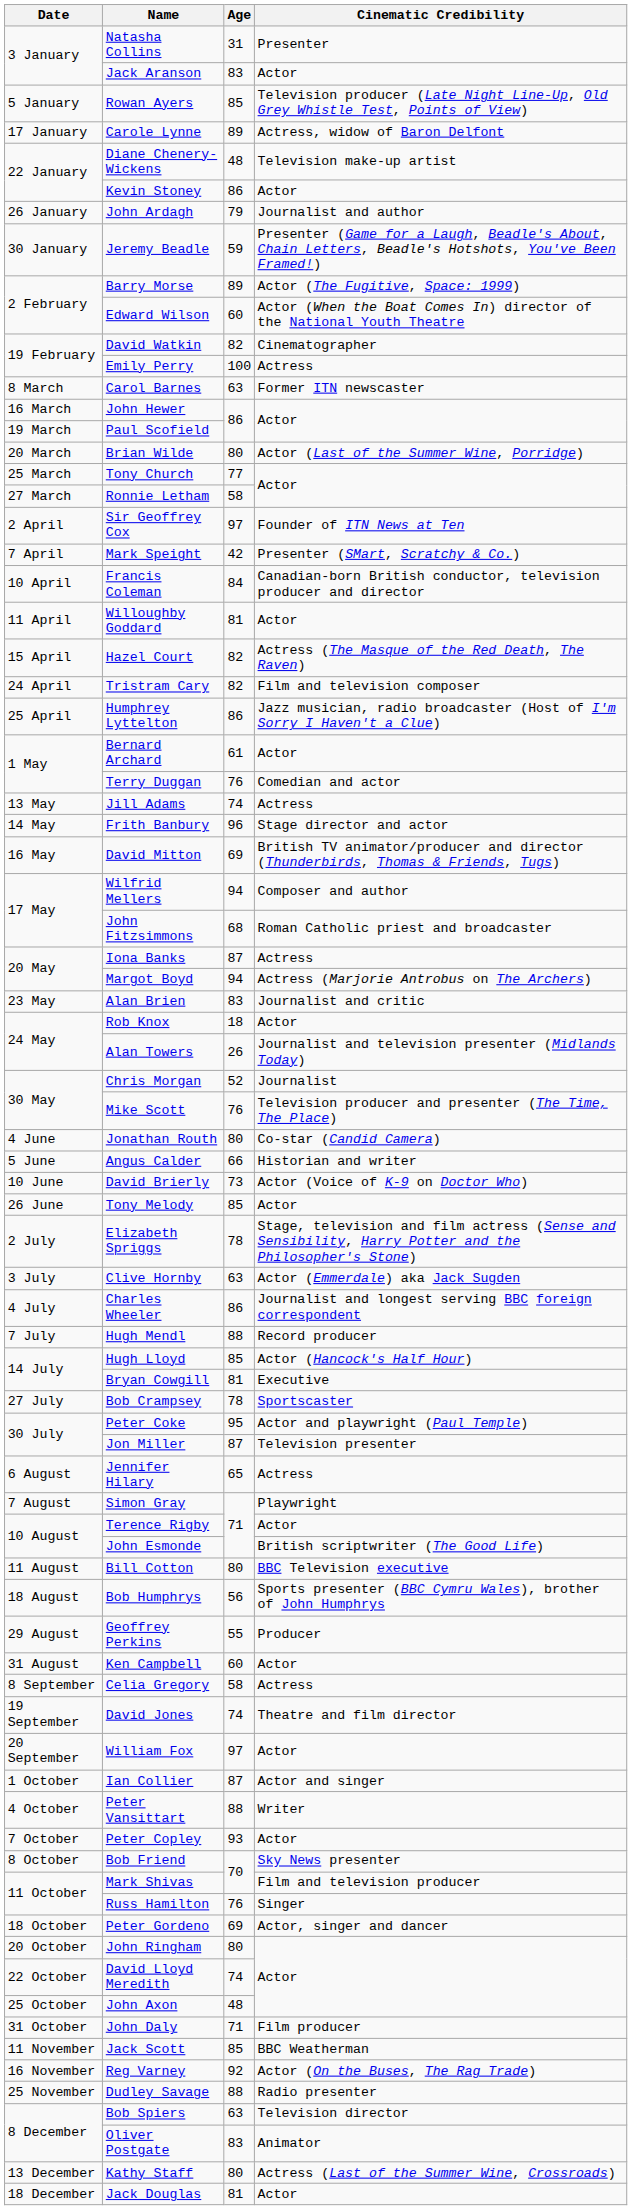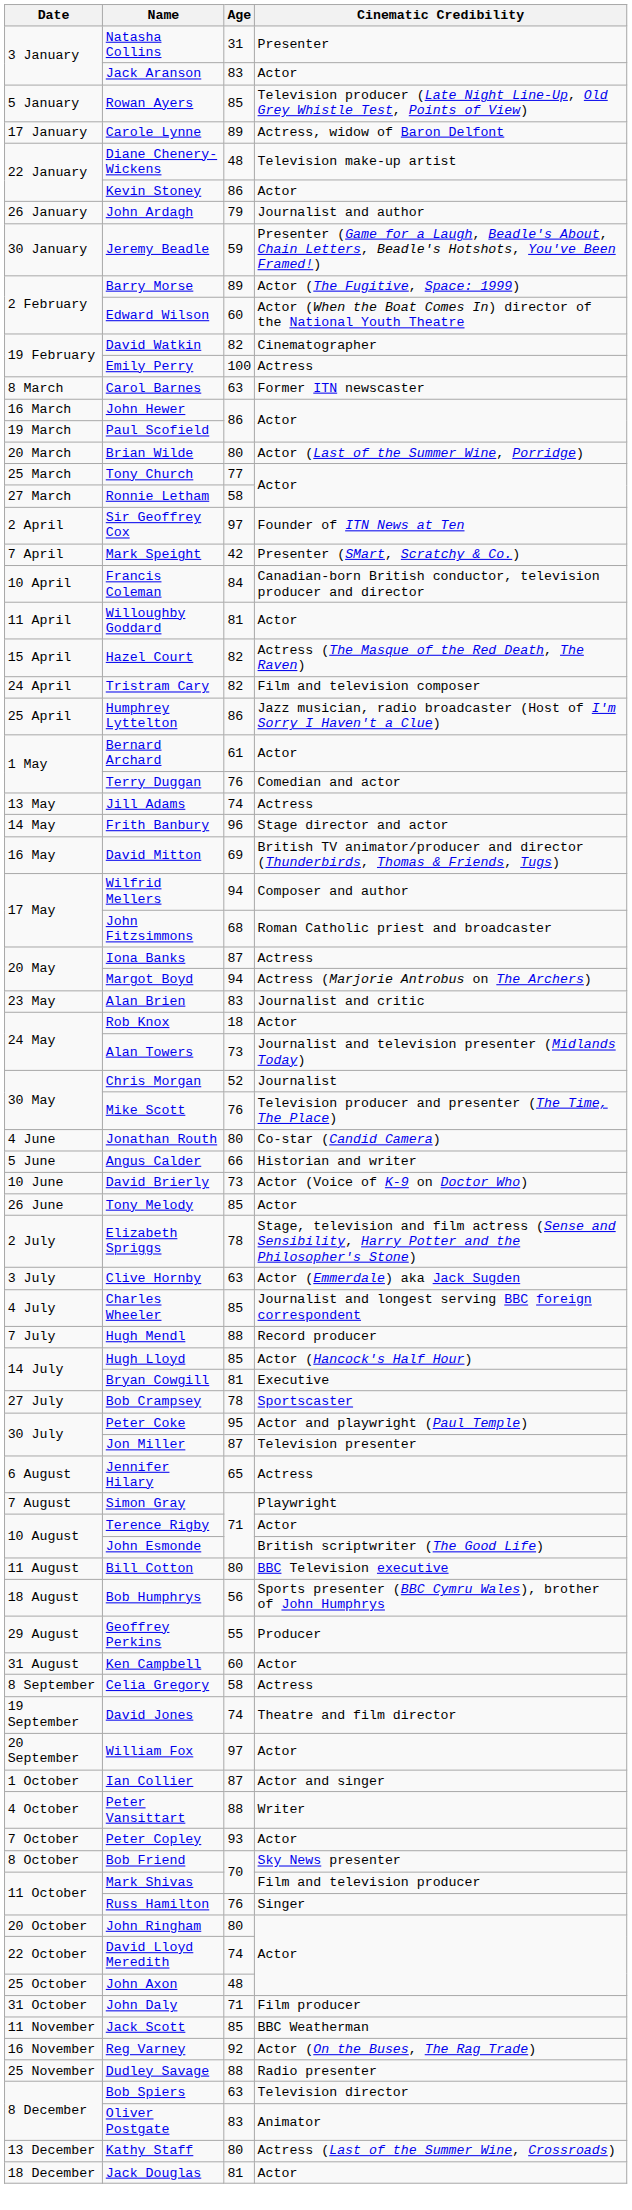(235, 1052) 26 -> (235, 1052) 73
(235, 1308) 86 -> (235, 1308) 85
- row: (158, 1926)
